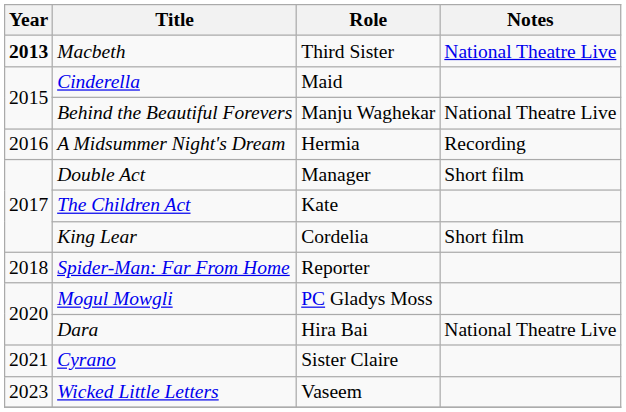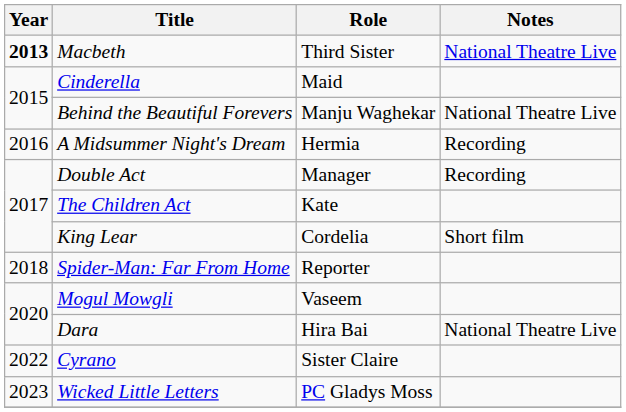(484, 174) Short film -> (485, 174) Recording
(367, 298) PC Gladys Moss -> (332, 298) Vaseem
(29, 360) 2021 -> (29, 360) 2022
(332, 391) Vaseem -> (367, 391) PC Gladys Moss
